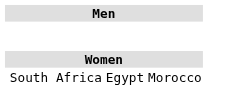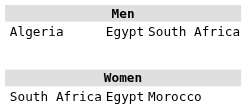+ row: (37, 32)
